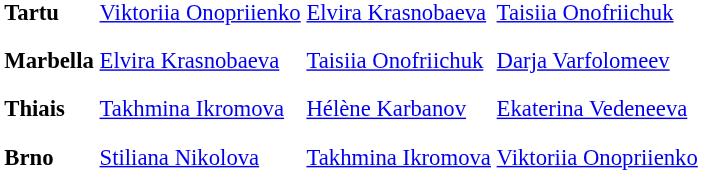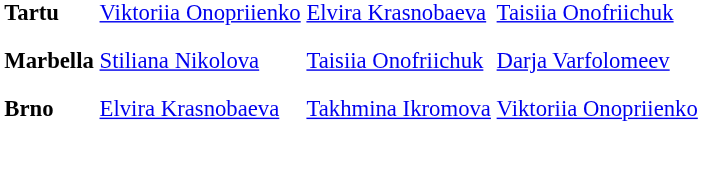(189, 60) Elvira Krasnobaeva -> (179, 60) Stiliana Nikolova
- row: (35, 108)
(179, 157) Stiliana Nikolova -> (189, 108) Elvira Krasnobaeva
